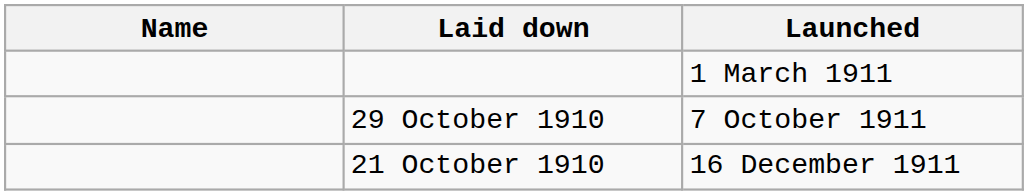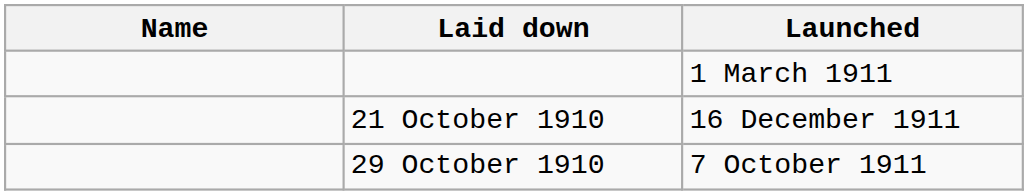rows swapped: (478, 166) <-> (478, 120)
